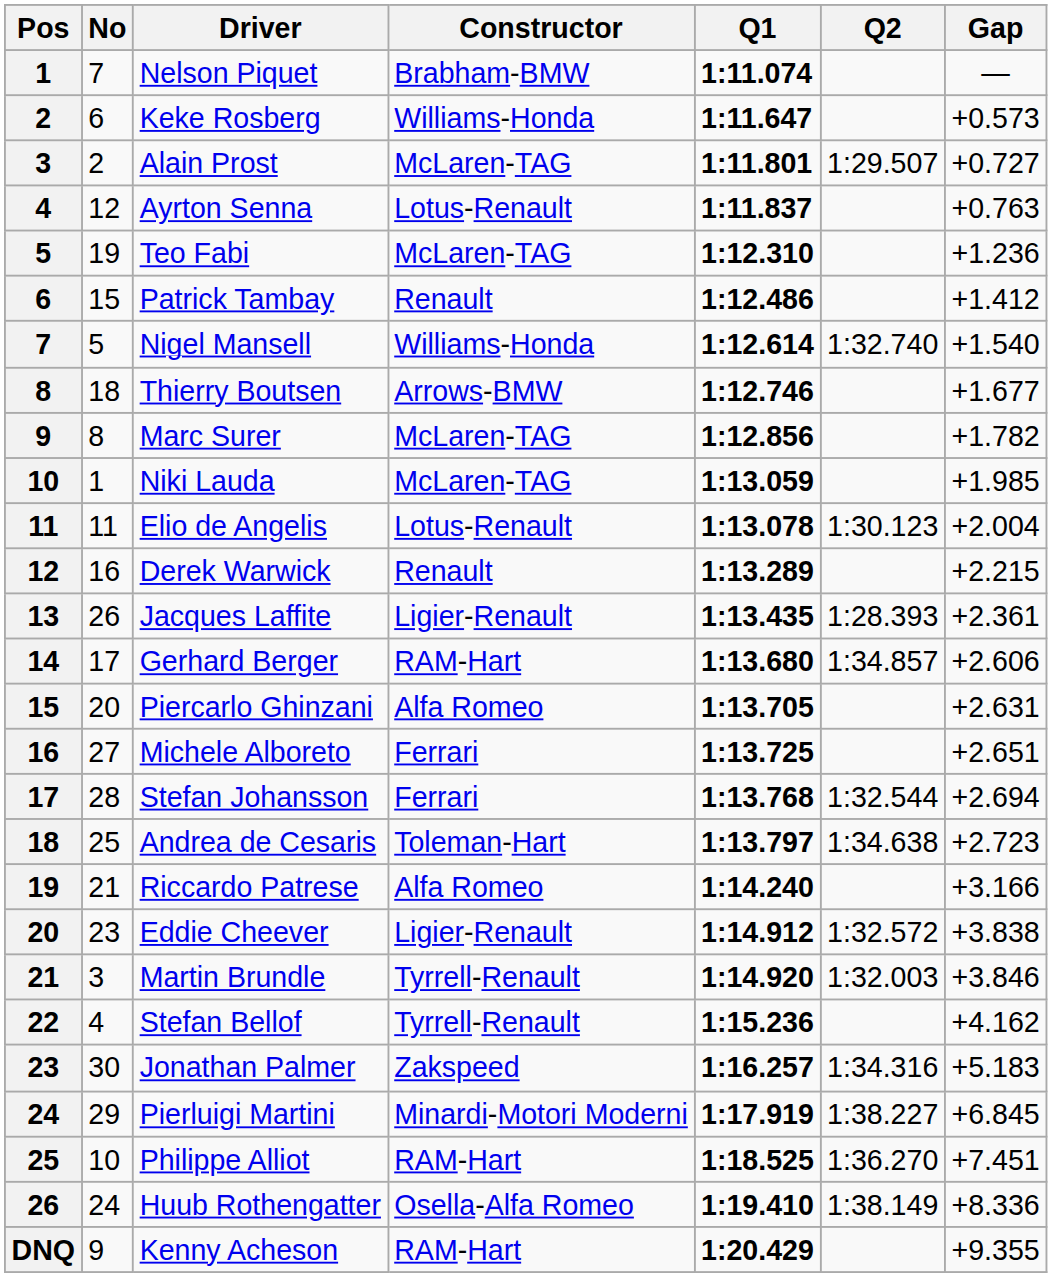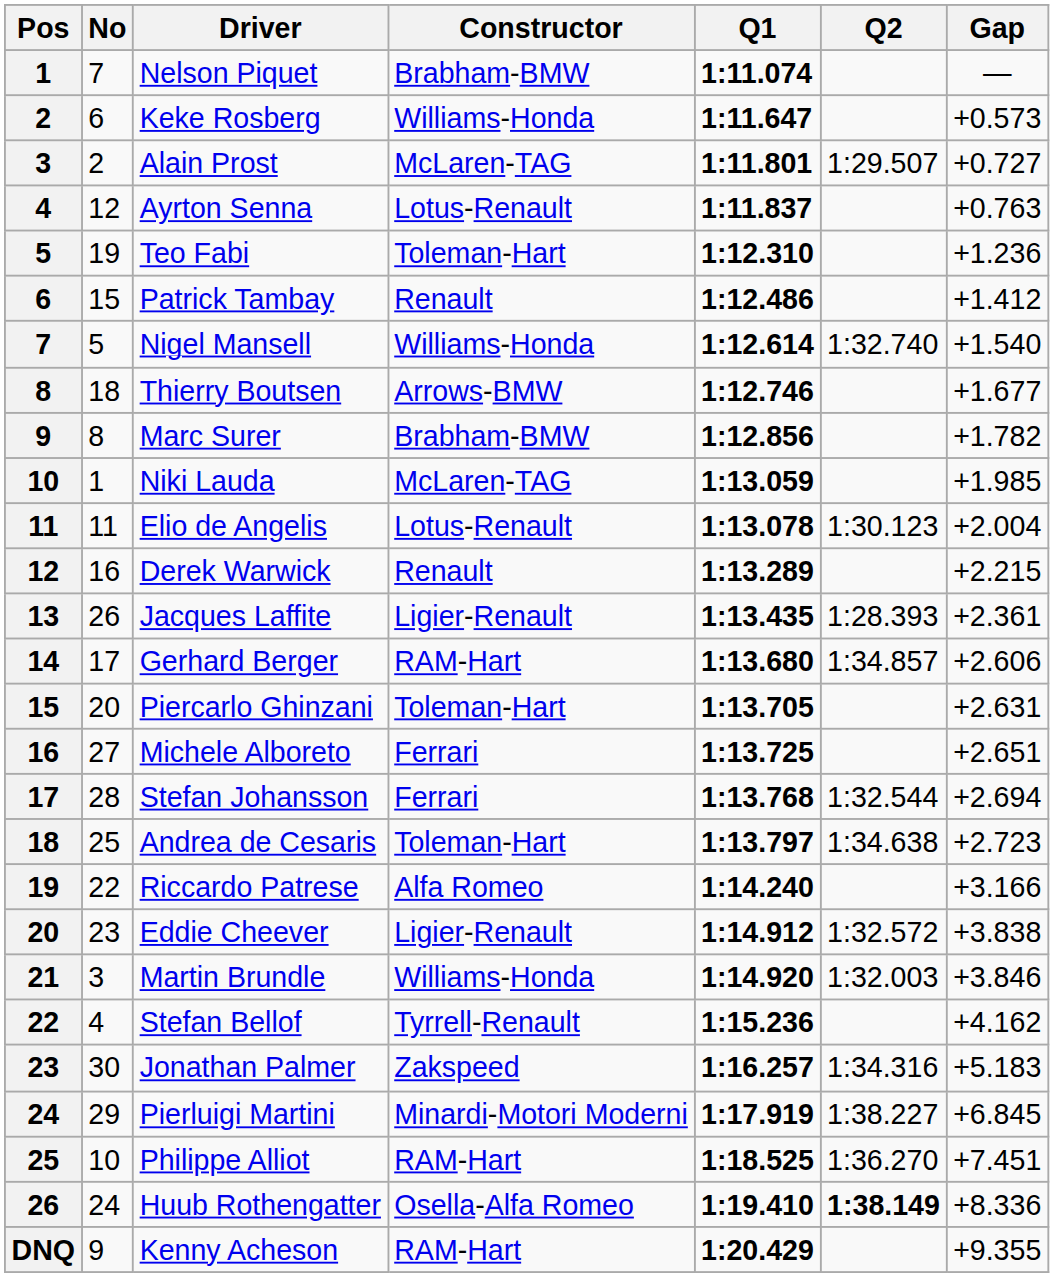(483, 254) McLaren-TAG -> (480, 254) Toleman-Hart
(483, 435) McLaren-TAG -> (492, 435) Brabham-BMW
(469, 706) Alfa Romeo -> (480, 706) Toleman-Hart
(104, 887) 21 -> (104, 887) 22
(487, 978) Tyrrell-Renault -> (494, 978) Williams-Honda
(883, 1204) normal -> (883, 1204) bold
